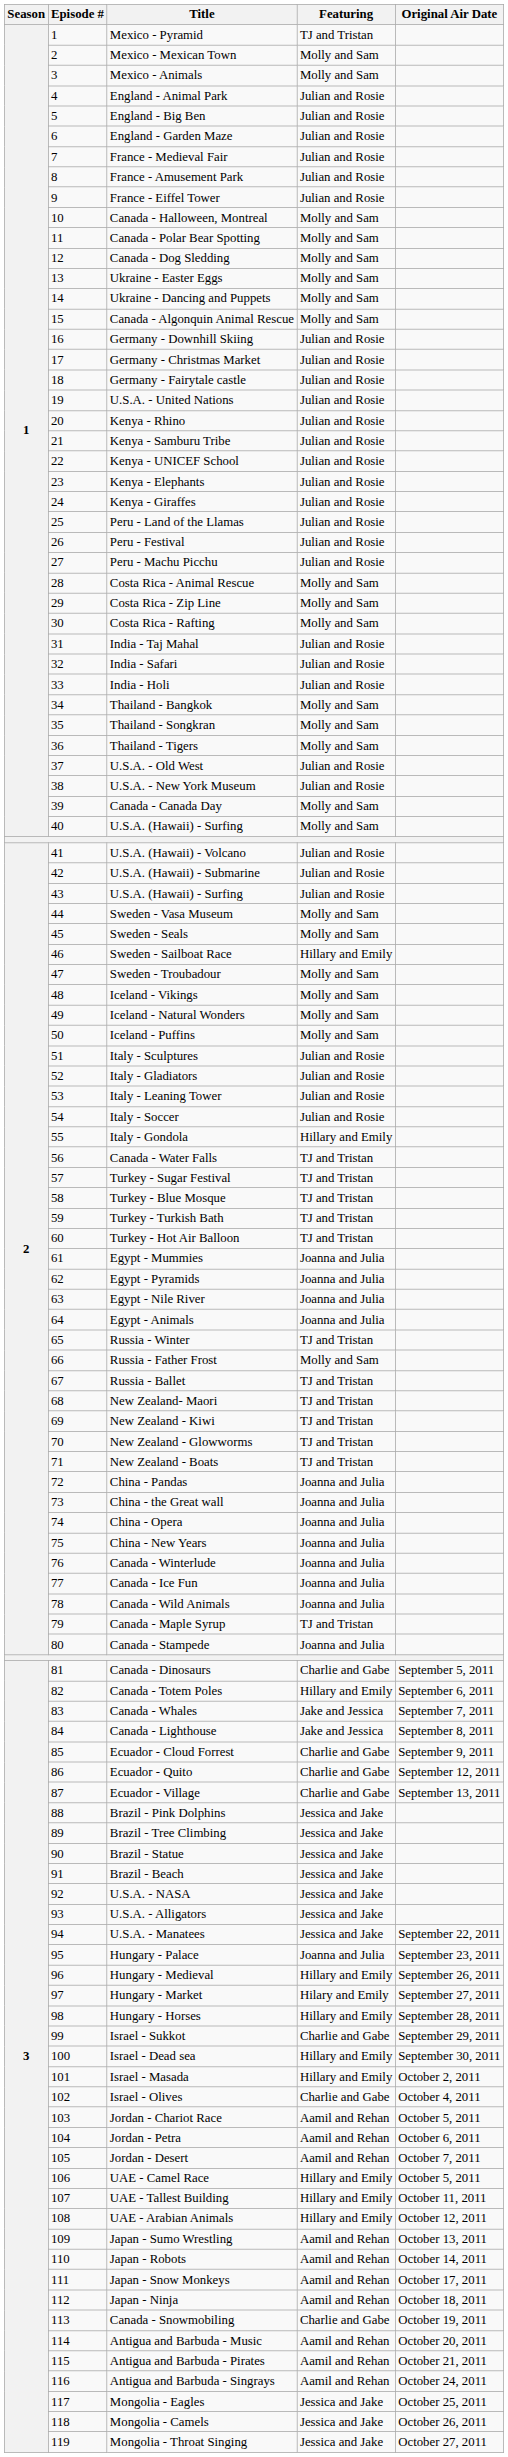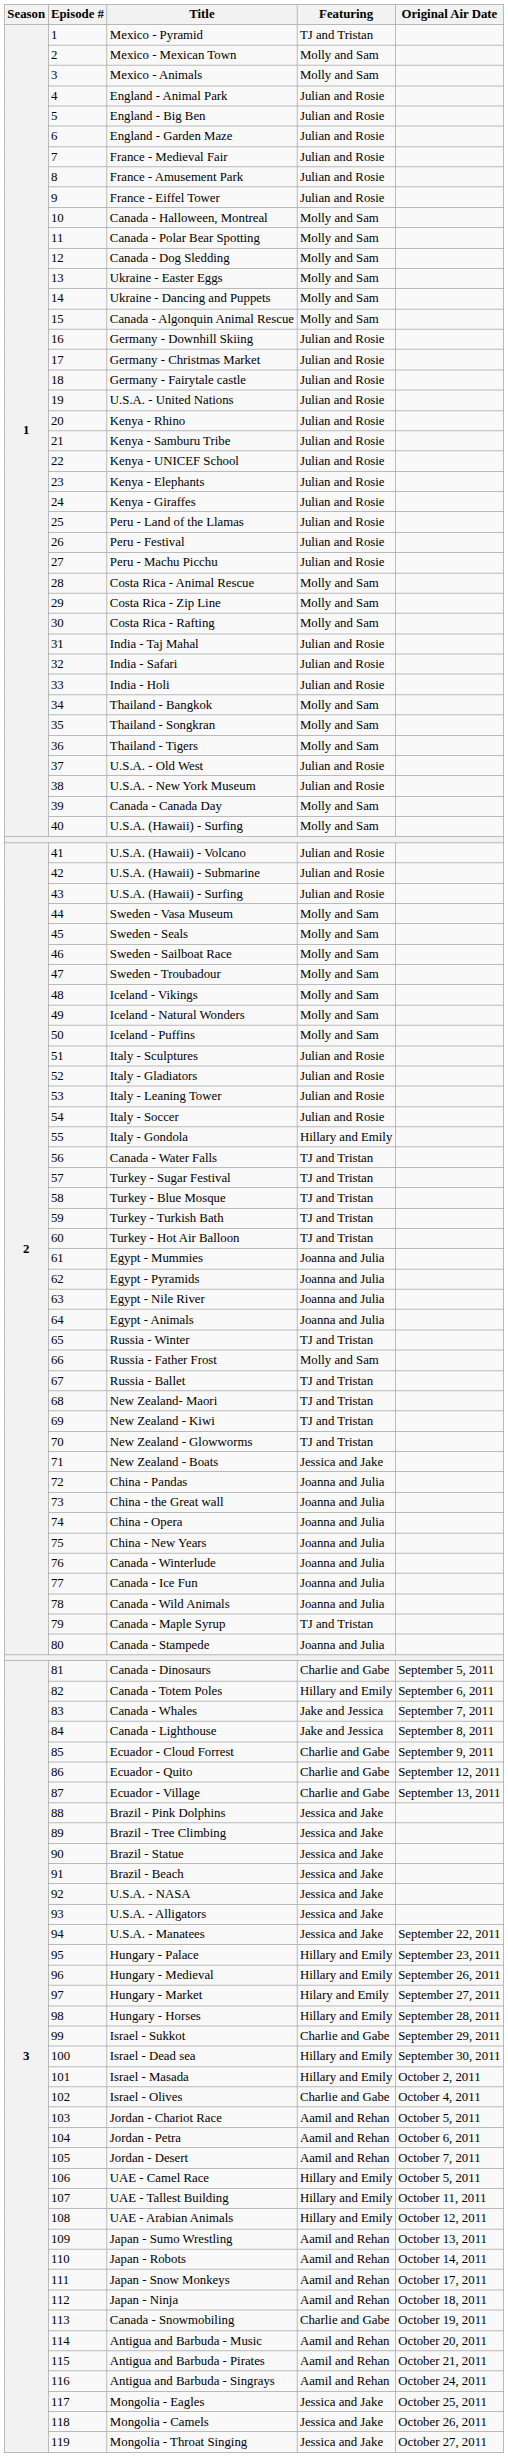(346, 954) Hillary and Emily -> (339, 954) Molly and Sam
(337, 1461) TJ and Tristan -> (341, 1461) Jessica and Jake
(342, 1954) Joanna and Julia -> (346, 1954) Hillary and Emily
